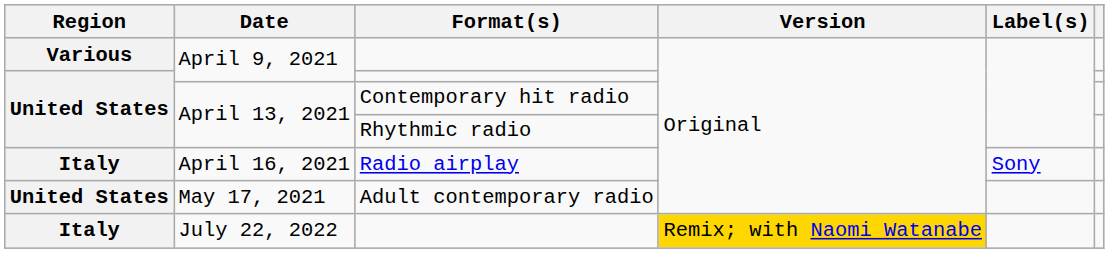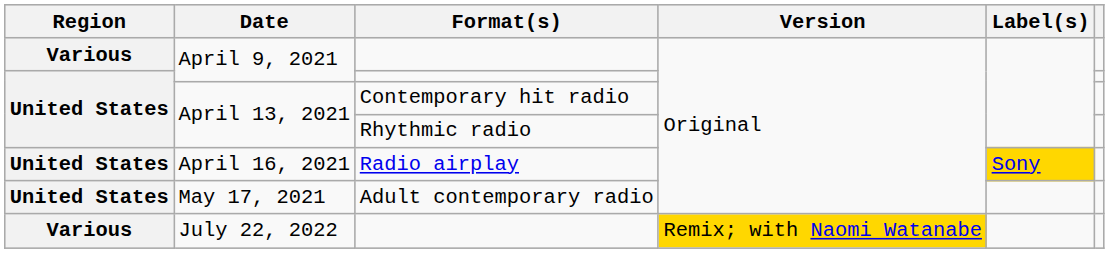(89, 164) Italy -> (89, 164) United States
(1016, 164) no background -> (1016, 164) gold background
(89, 231) Italy -> (89, 231) Various
